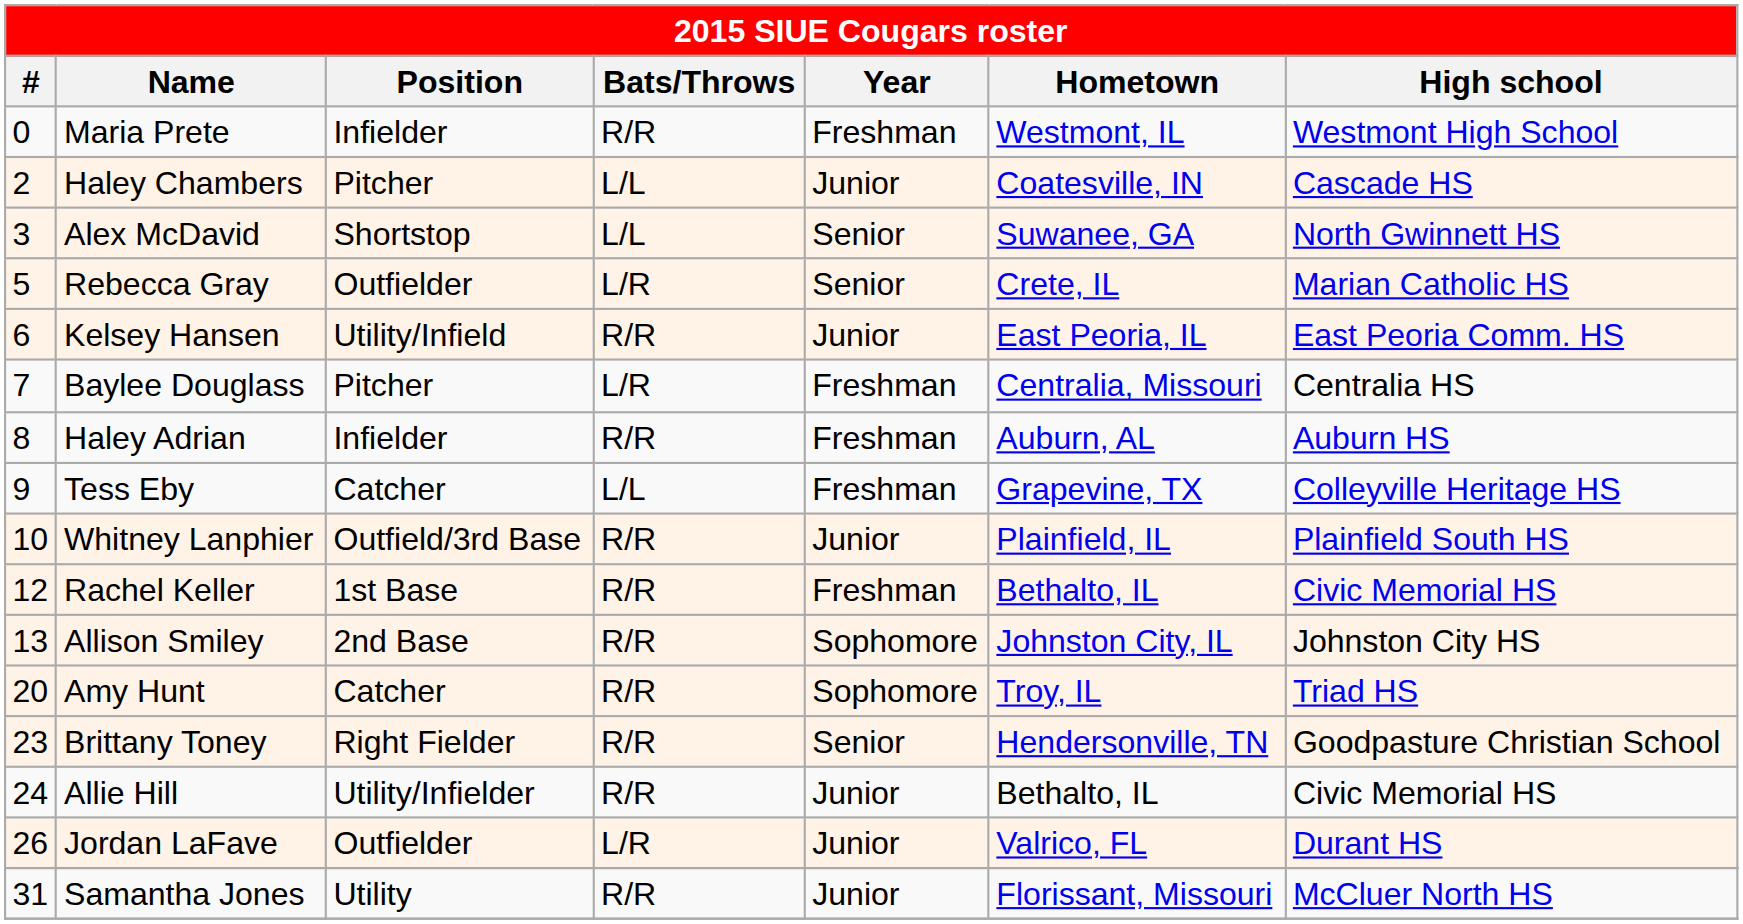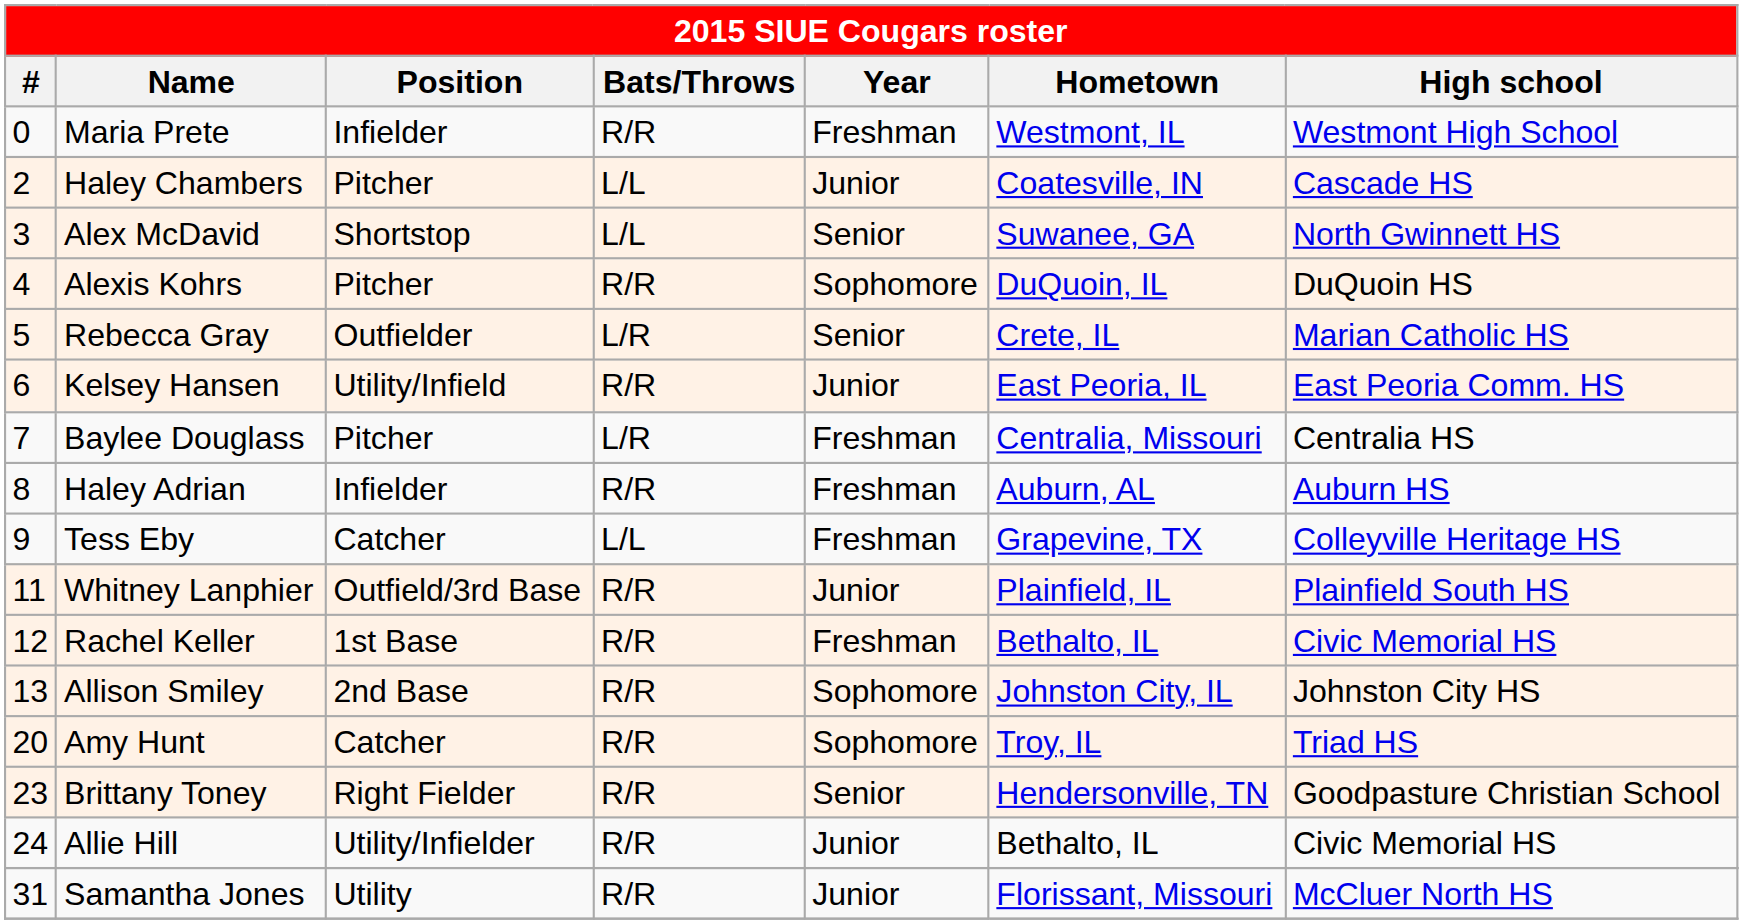+ row: (153, 284)
(30, 538) 10 -> (29, 589) 11
- row: (171, 843)
